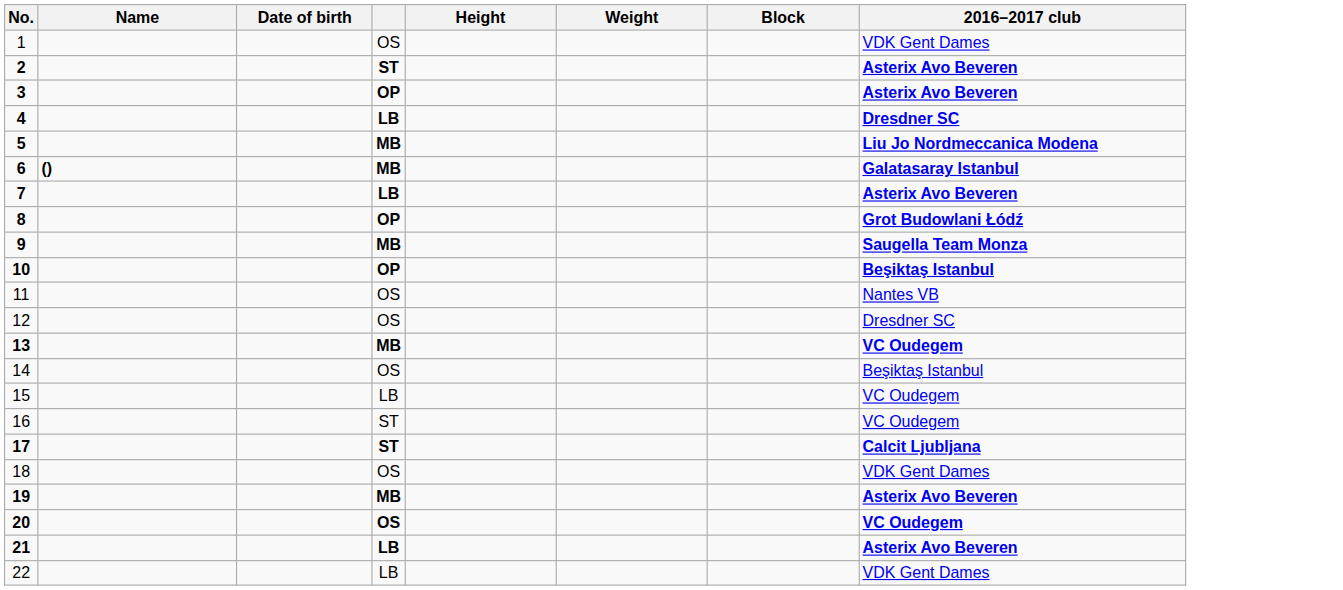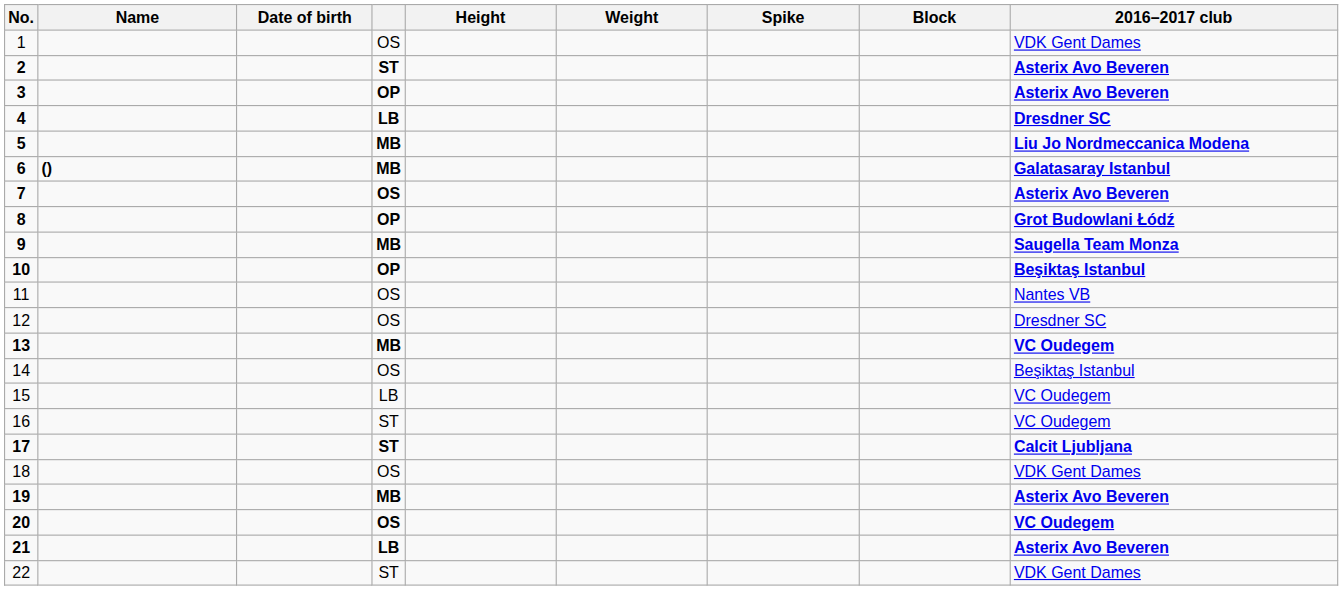+ column: (783, 18)
(389, 194) LB -> (389, 194) OS
(389, 573) LB -> (389, 573) ST
